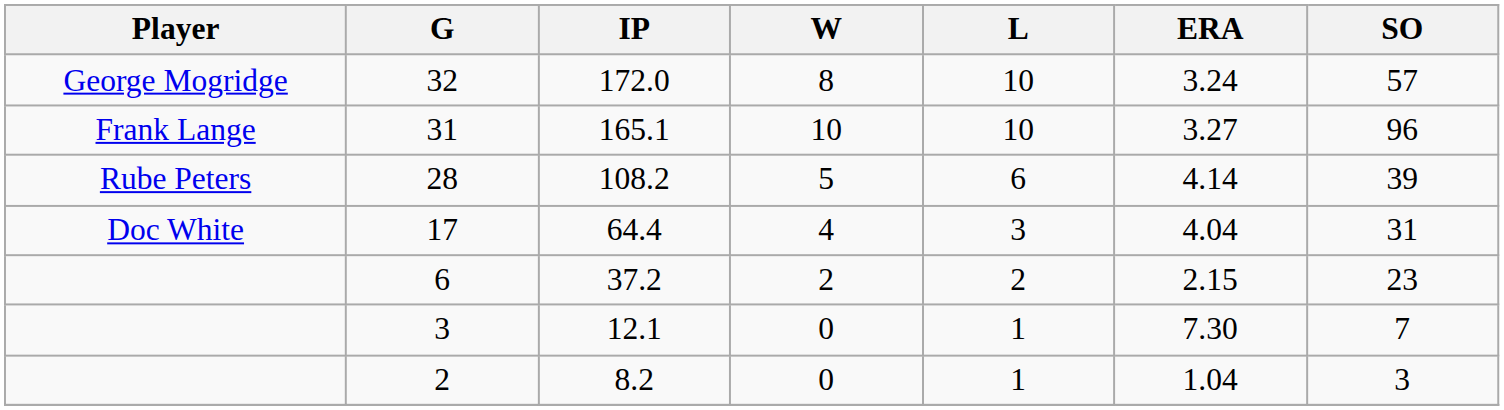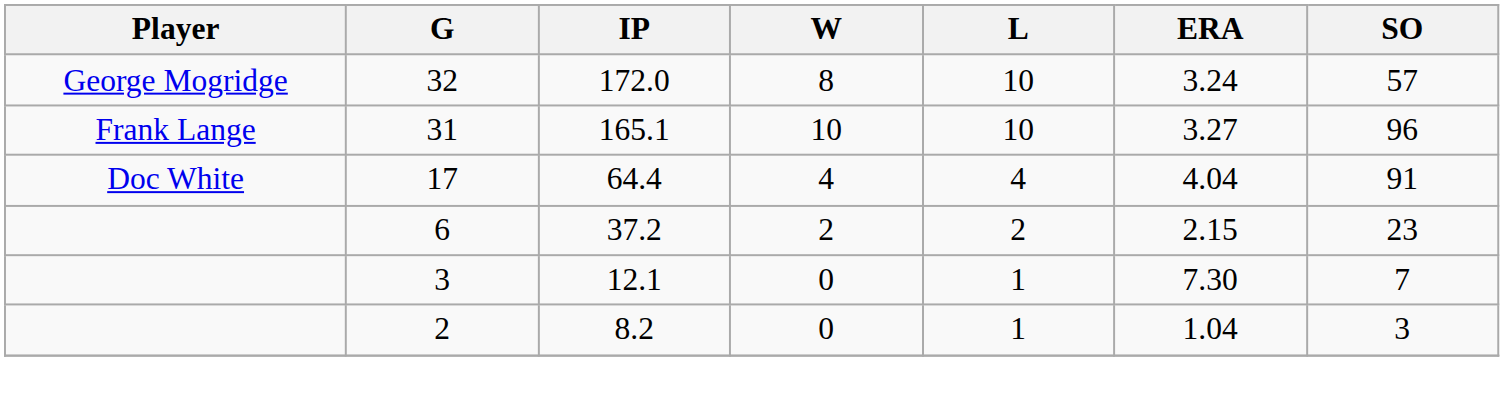- row: (442, 179)
(1018, 229) 3 -> (1018, 179) 4
(1402, 229) 31 -> (1402, 179) 91
